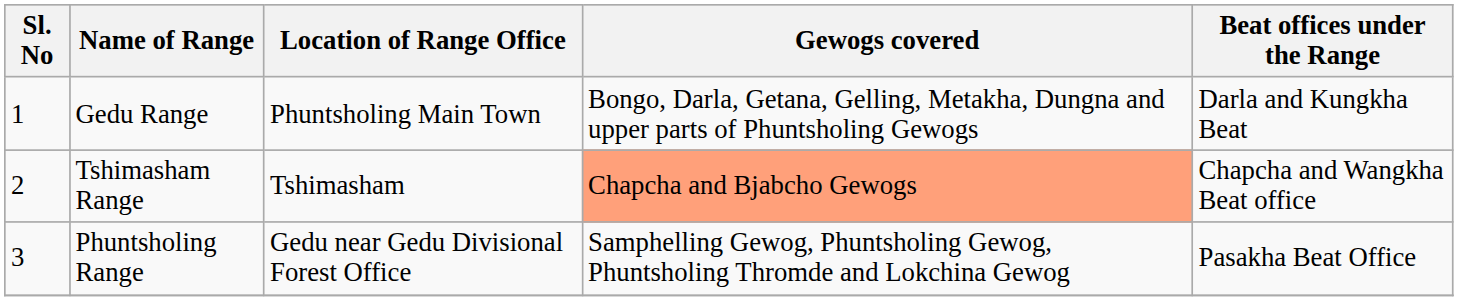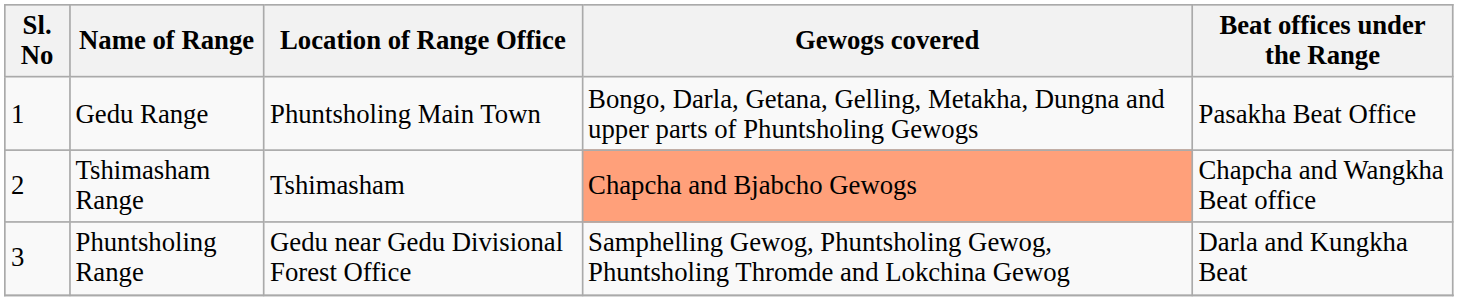(1303, 113) Darla and Kungkha Beat -> (1307, 113) Pasakha Beat Office
(1307, 258) Pasakha Beat Office -> (1303, 258) Darla and Kungkha Beat
